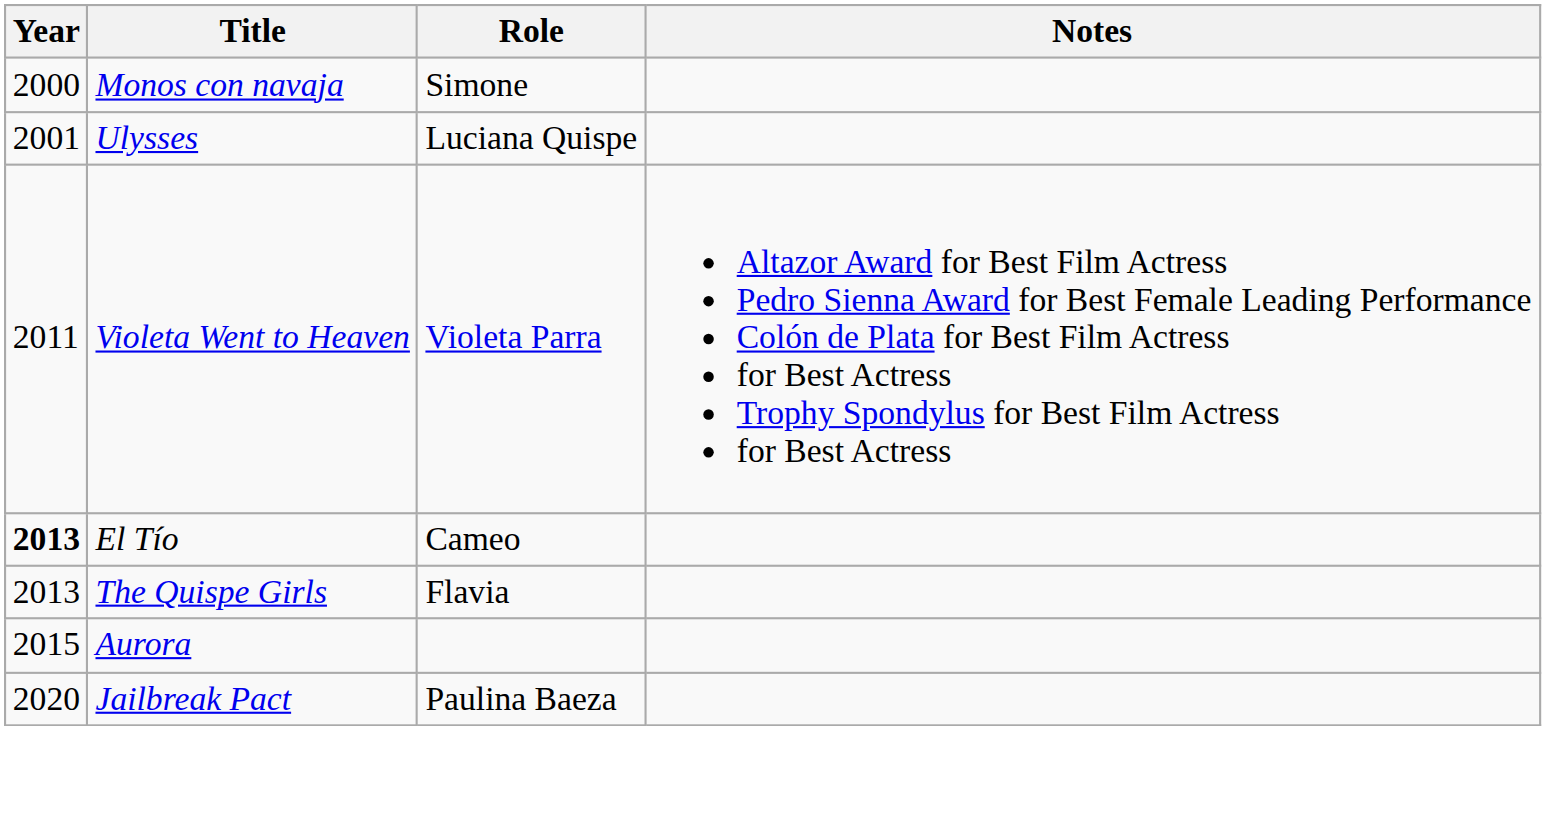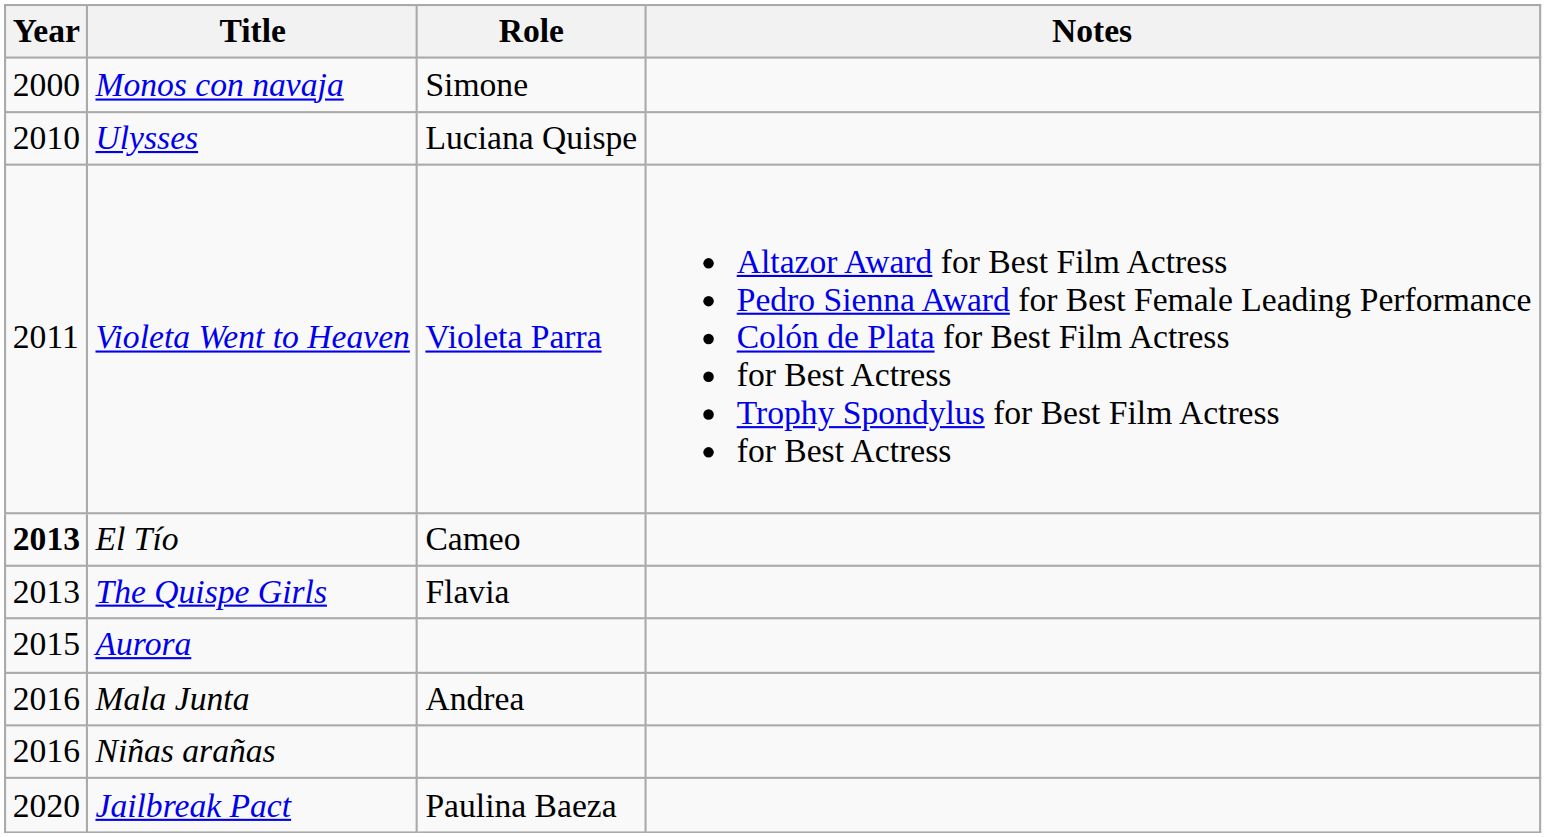(46, 137) 2001 -> (46, 137) 2010
+ row: (172, 698)
+ row: (186, 751)
